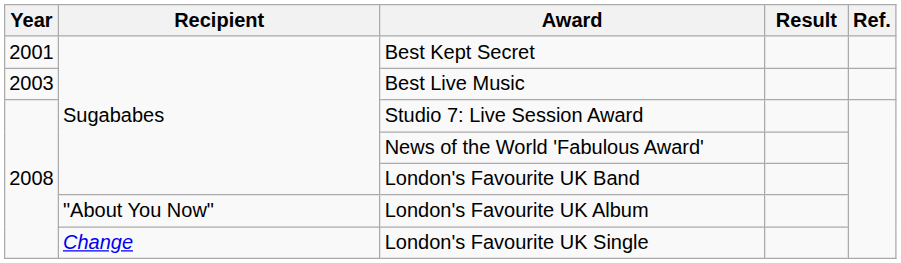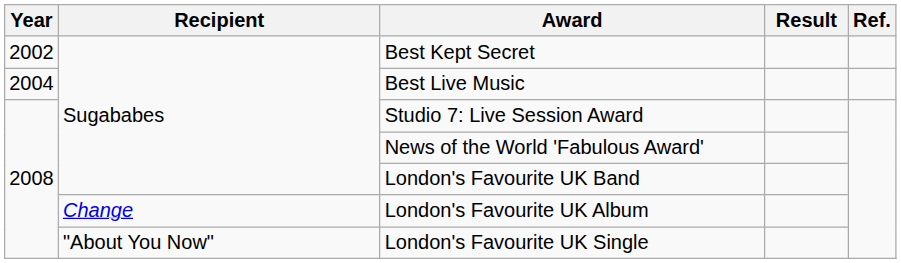(31, 52) 2001 -> (31, 52) 2002
(31, 83) 2003 -> (31, 83) 2004
(138, 210) "About You Now" -> (98, 210) Change
(98, 242) Change -> (138, 242) "About You Now"
